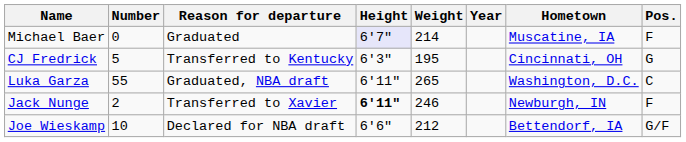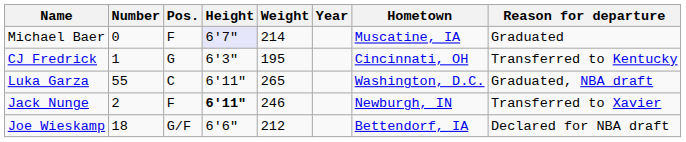columns swapped: (661, 16) <-> (260, 16)
(116, 60) 5 -> (116, 60) 1
(120, 126) 10 -> (120, 126) 18
